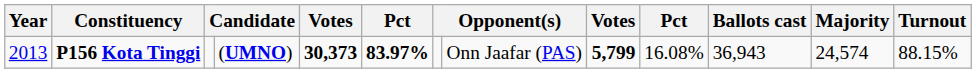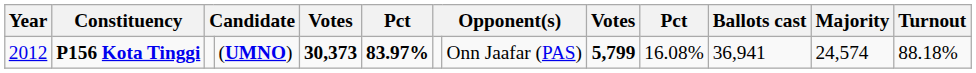(28, 52) 2013 -> (28, 52) 2012
(739, 52) 36,943 -> (739, 52) 36,941
(928, 52) 88.15% -> (928, 52) 88.18%
